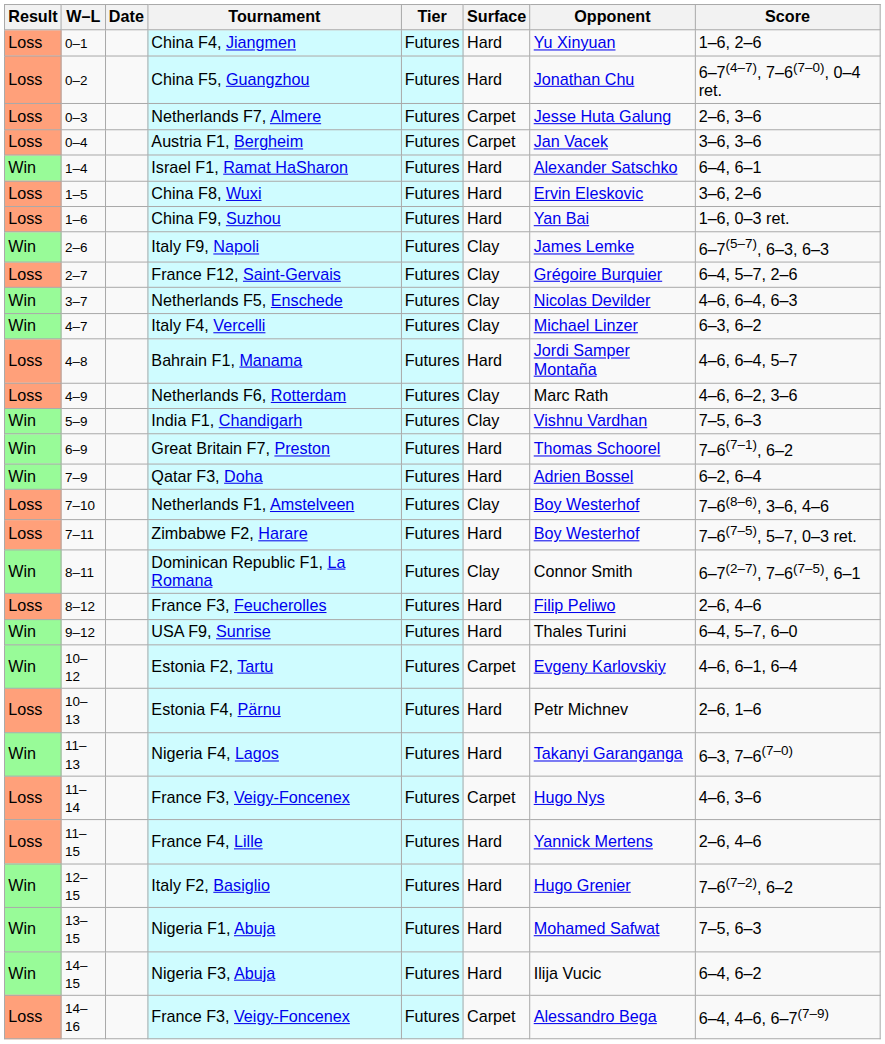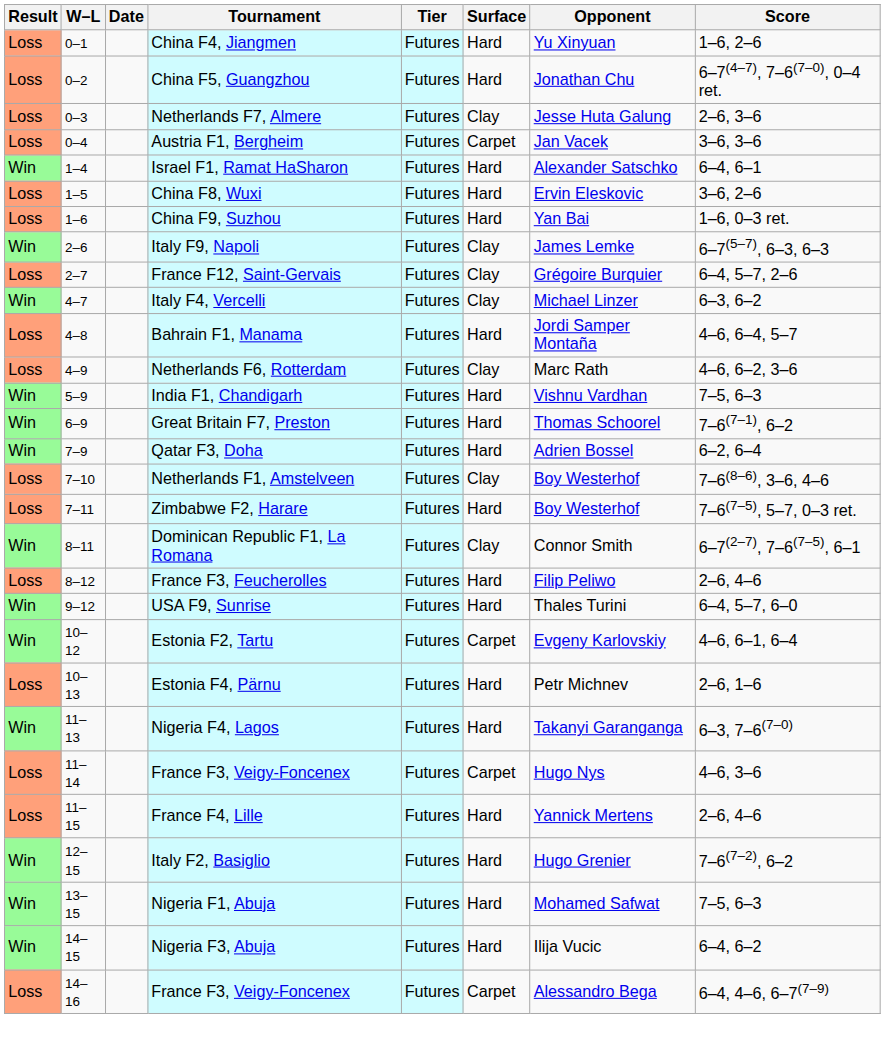(491, 116) Carpet -> (483, 116) Clay
- row: (76, 301)
(483, 421) Clay -> (485, 395) Hard
